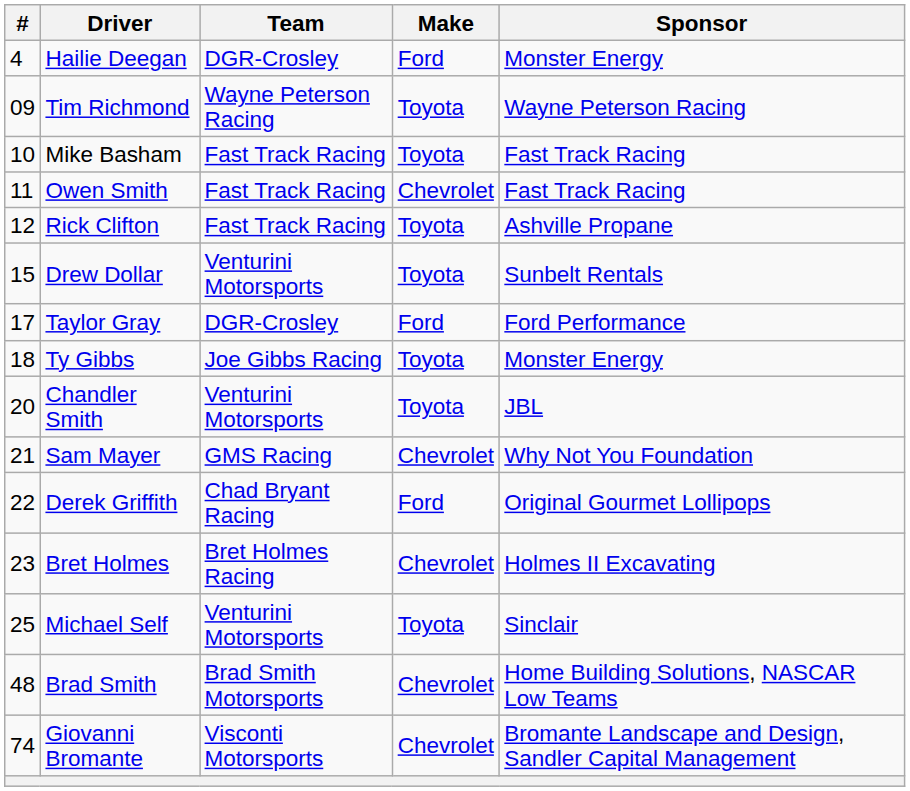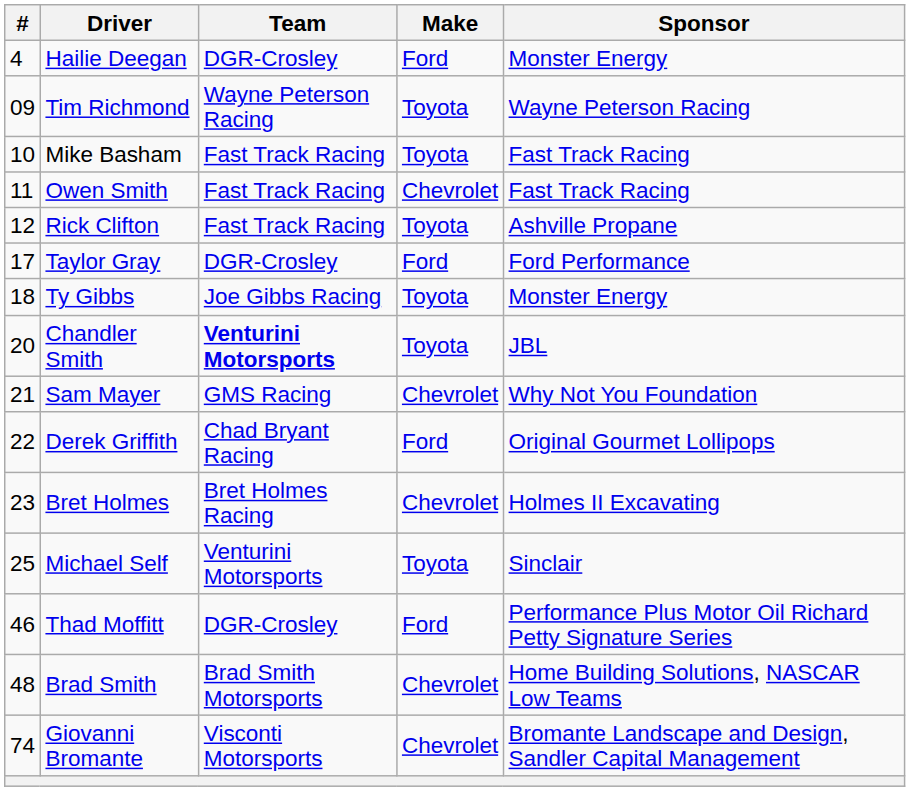- row: (104, 274)
(264, 406) normal -> (269, 345) bold
+ row: (105, 624)
